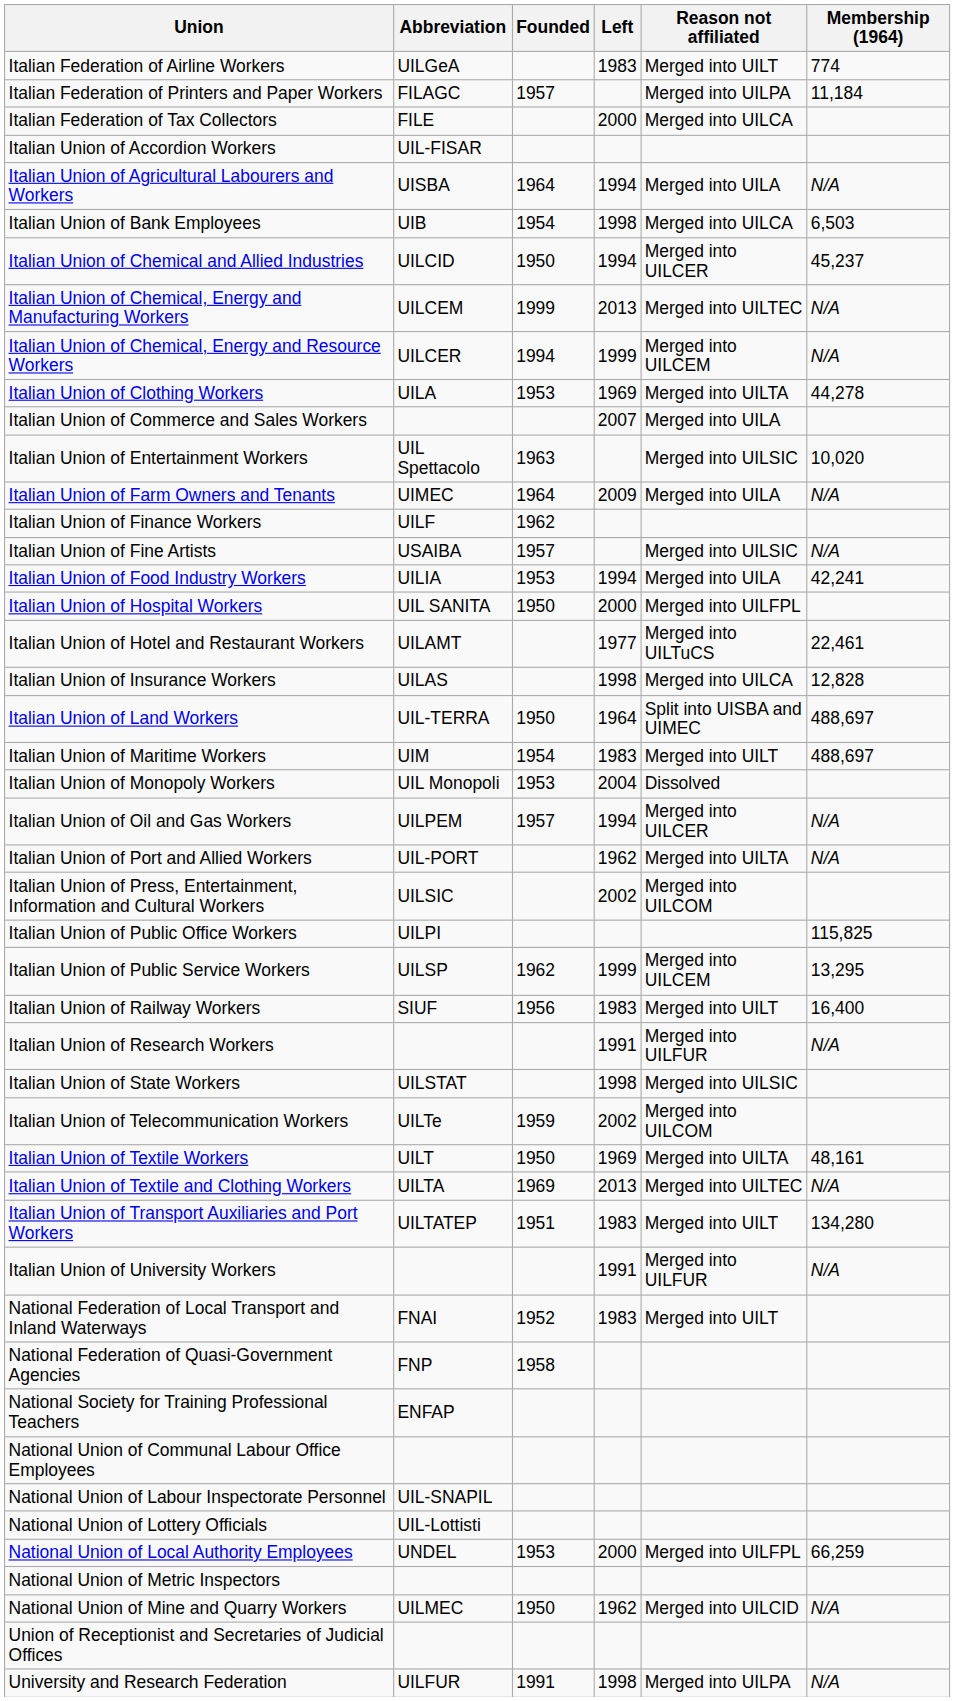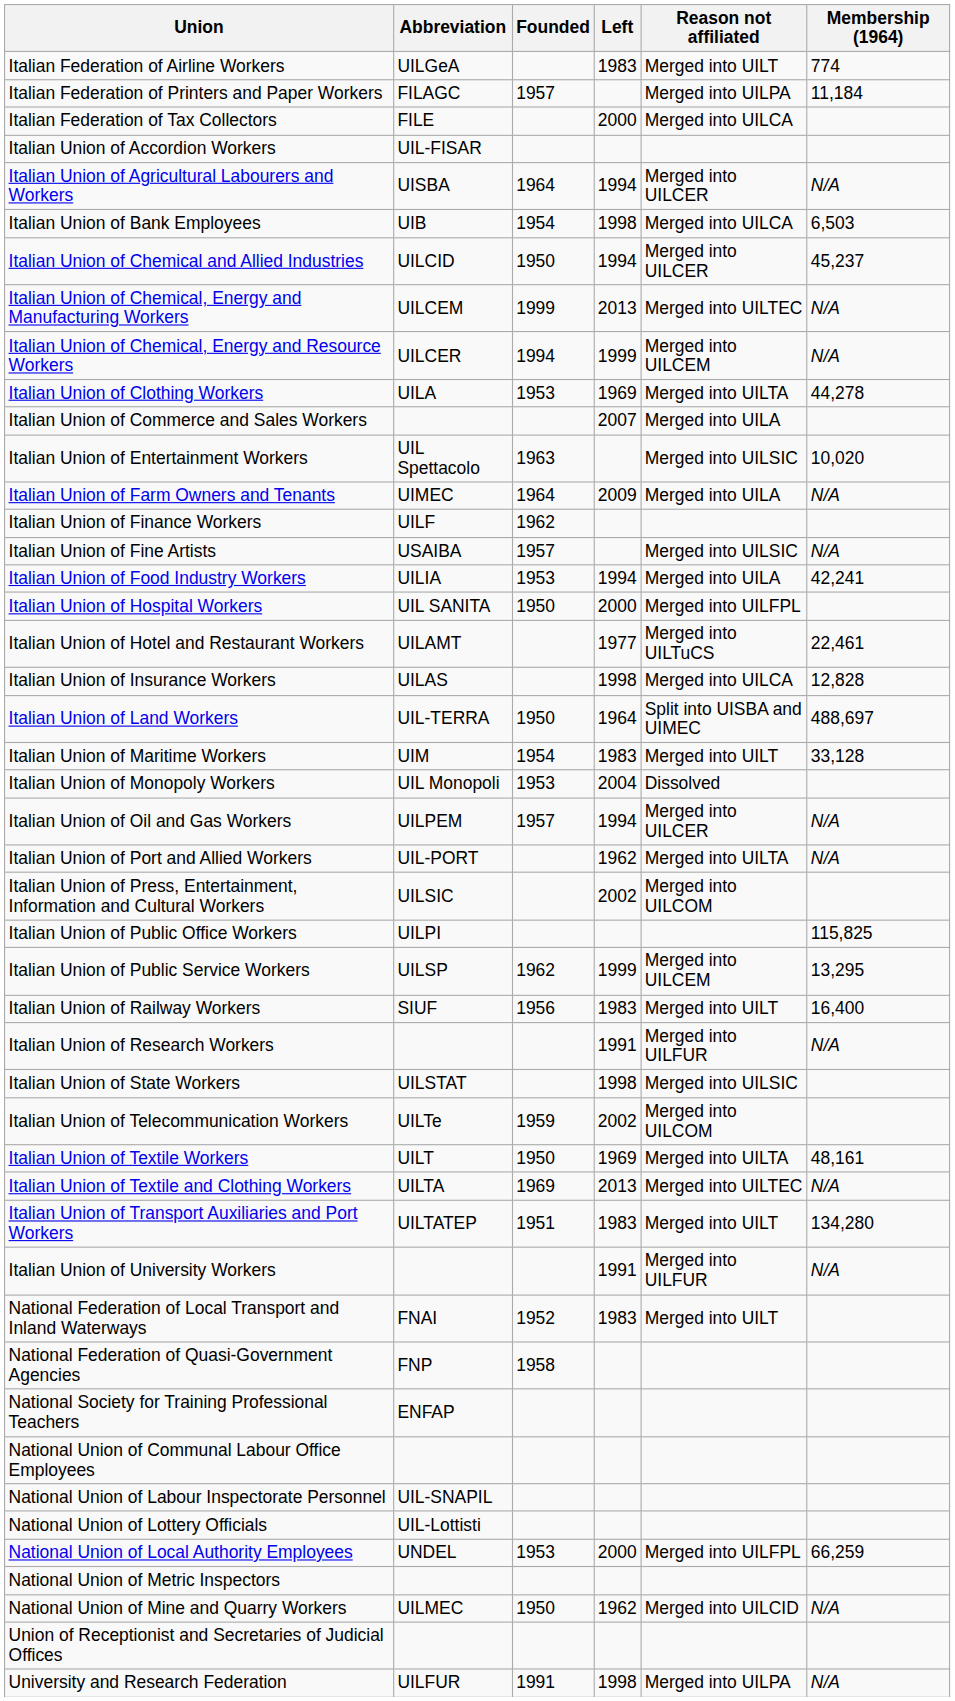(713, 186) Merged into UILA -> (691, 186) Merged into UILCER
(842, 756) 488,697 -> (837, 756) 33,128
